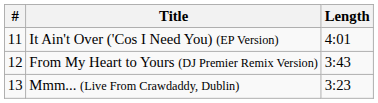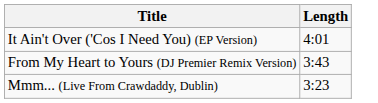- column: (15, 16)
